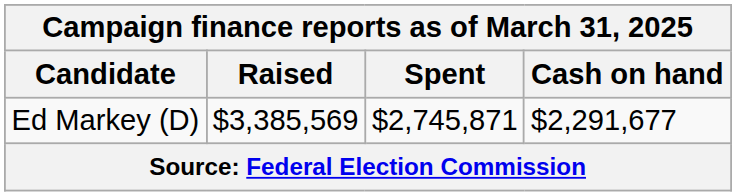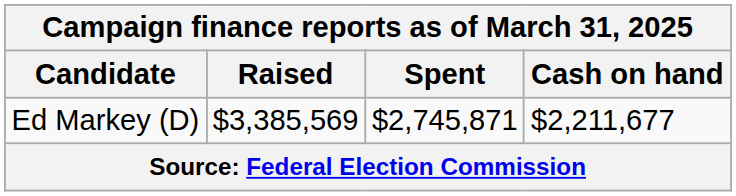(604, 119) $2,291,677 -> (603, 119) $2,211,677
